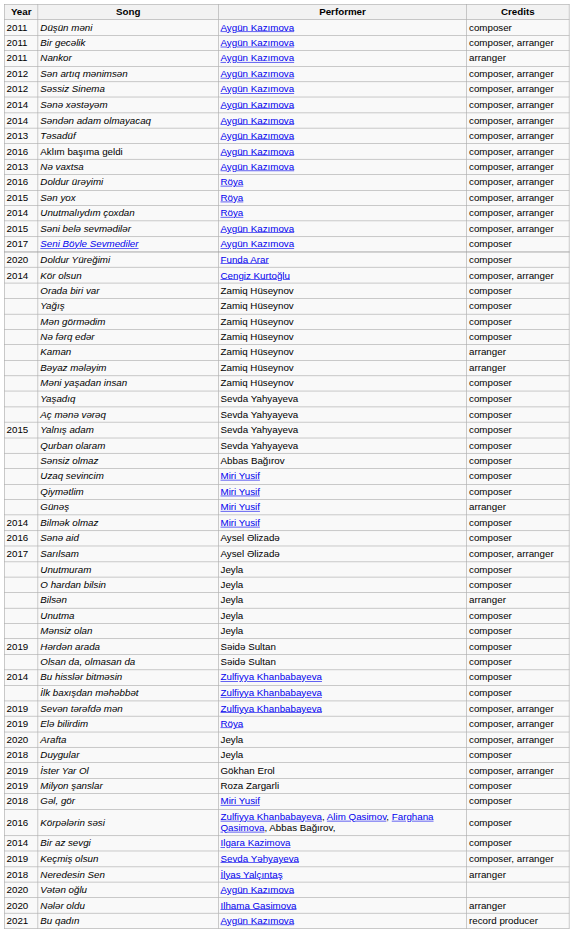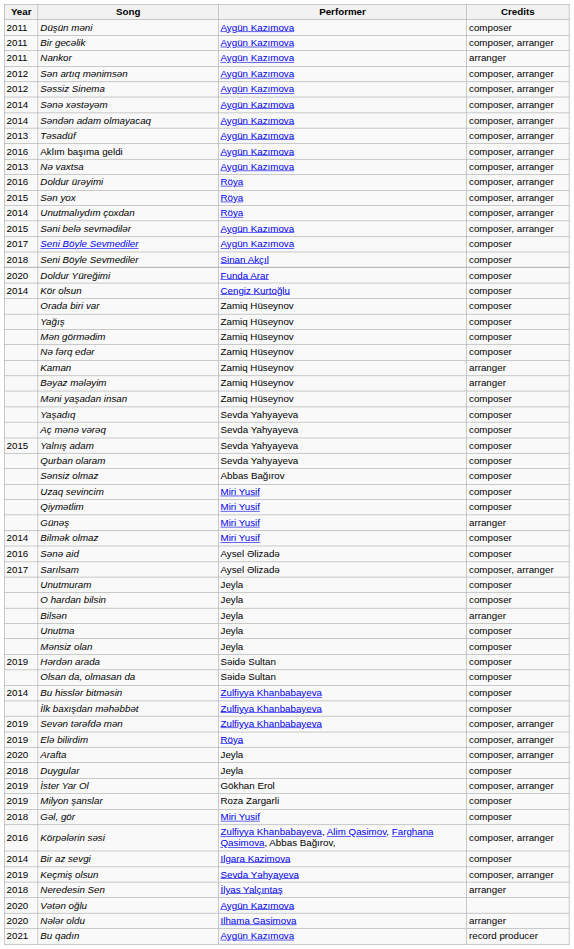+ row: (89, 259)
(511, 275) composer, arranger -> (490, 290) composer
(490, 822) composer -> (511, 838) composer, arranger
